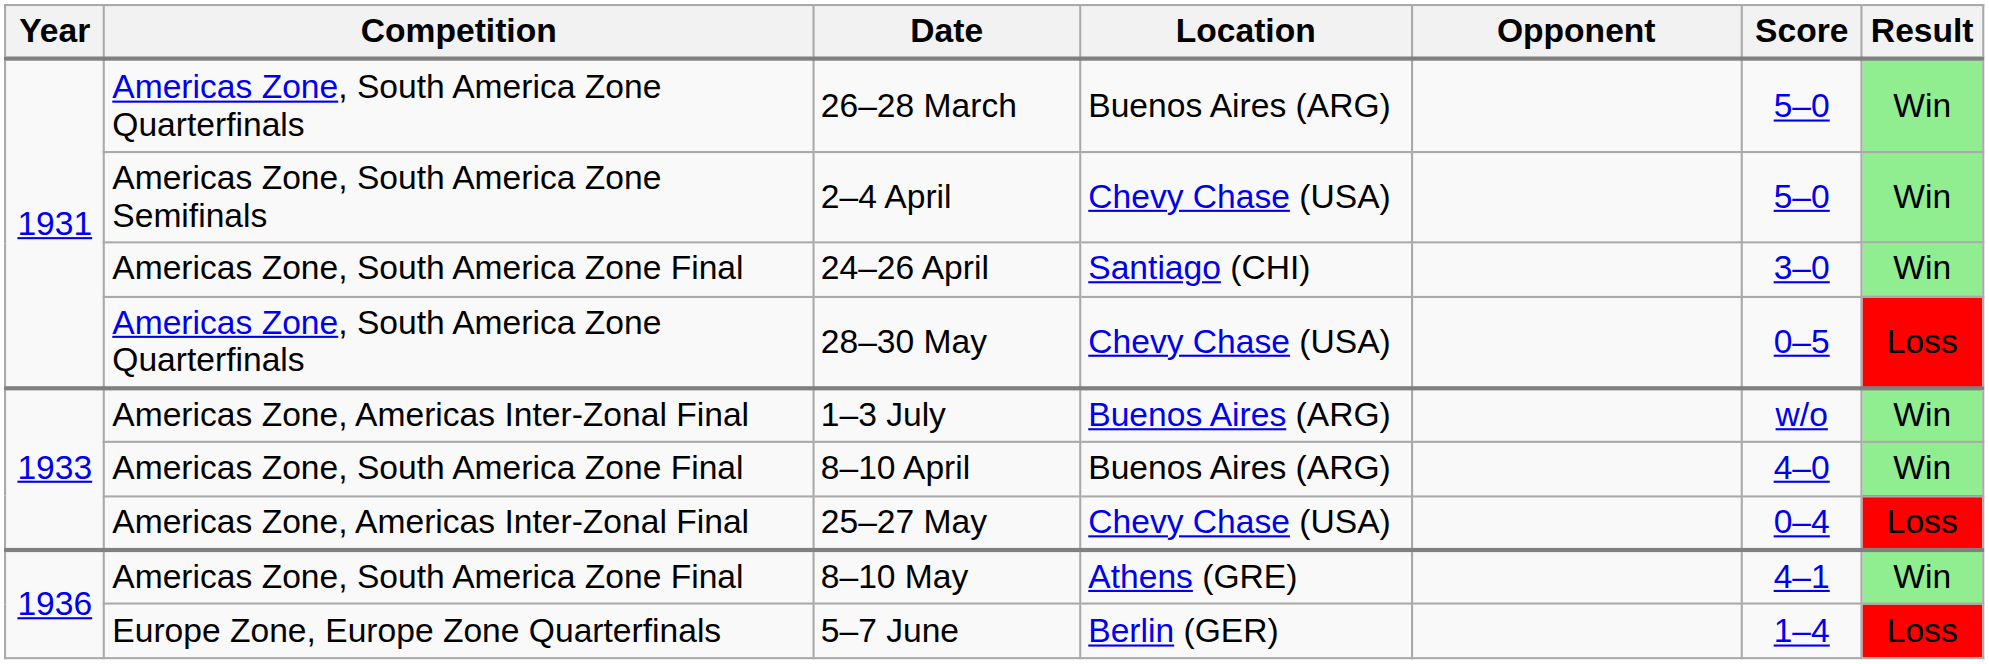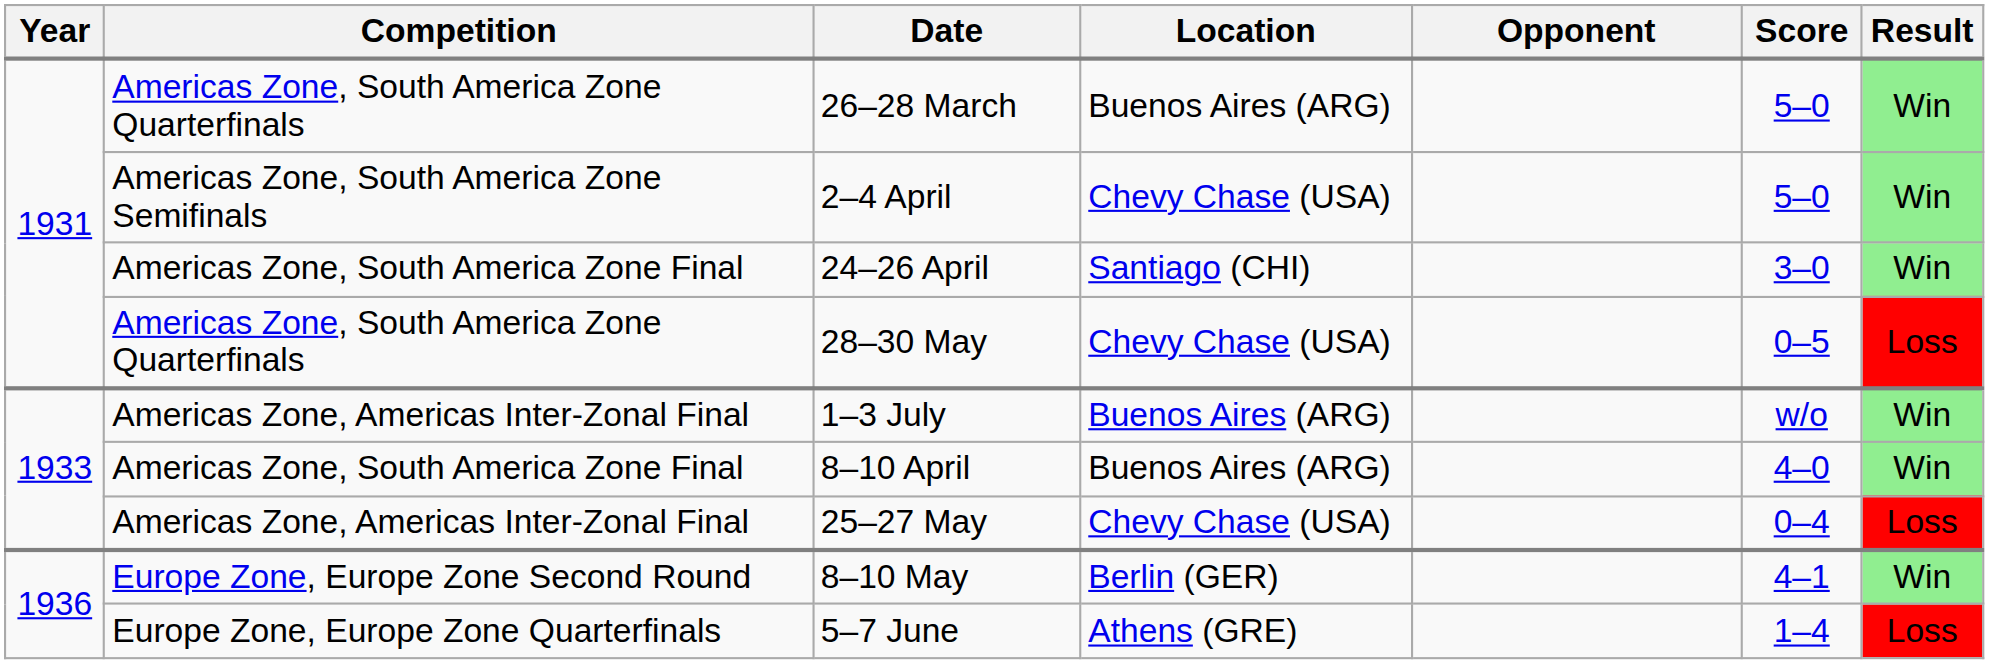(428, 577) Americas Zone, South America Zone Final -> (432, 577) Europe Zone, Europe Zone Second Round
(1193, 577) Athens (GRE) -> (1183, 577) Berlin (GER)
(1183, 630) Berlin (GER) -> (1193, 630) Athens (GRE)
